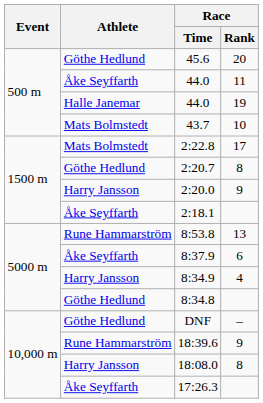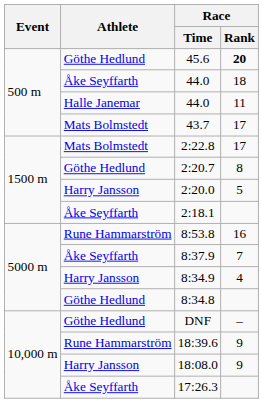(240, 59) normal -> (240, 59) bold
(240, 81) 11 -> (240, 81) 18
(240, 103) 19 -> (240, 103) 11
(240, 125) 10 -> (240, 125) 17
(240, 190) 9 -> (240, 190) 5
(240, 234) 13 -> (240, 234) 16
(240, 256) 6 -> (240, 256) 7
(240, 365) 8 -> (240, 365) 9
